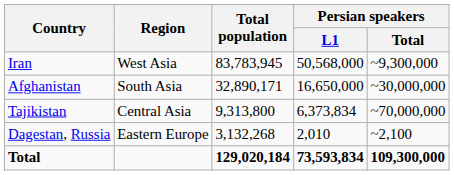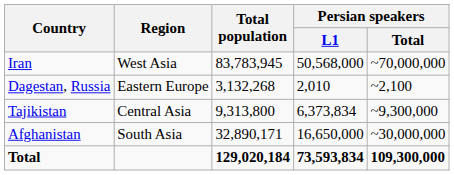(404, 63) ~9,300,000 -> (408, 63) ~70,000,000
rows swapped: (44, 87) <-> (59, 134)
(408, 110) ~70,000,000 -> (404, 110) ~9,300,000
